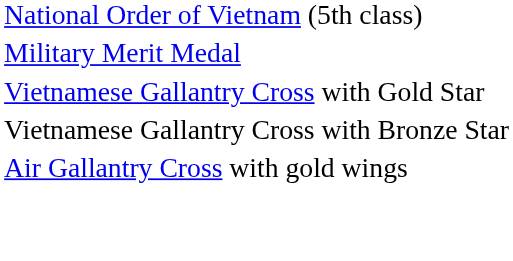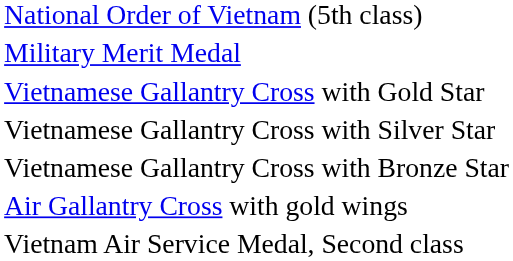+ row: (250, 129)
+ row: (234, 243)
